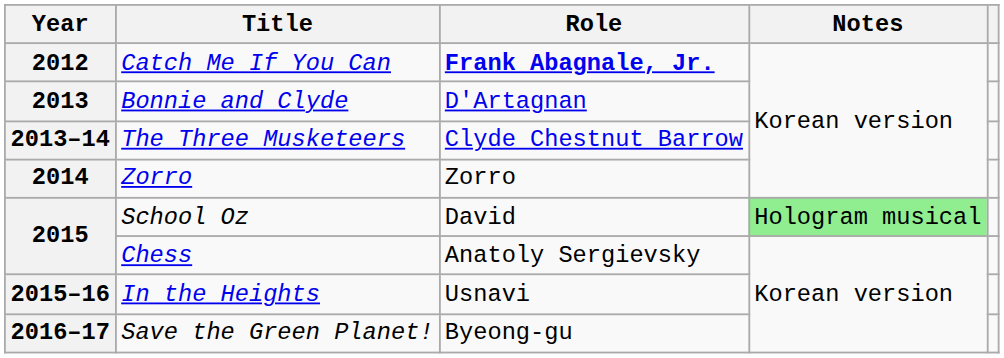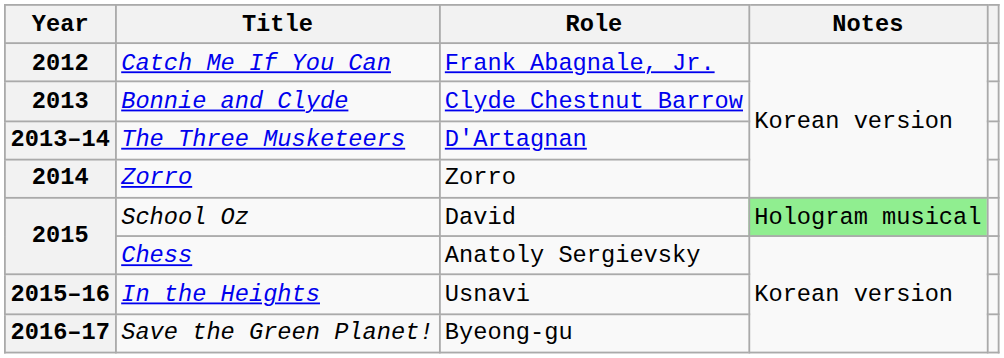(580, 63) bold -> (580, 63) normal
(516, 101) D'Artagnan -> (594, 101) Clyde Chestnut Barrow
(594, 140) Clyde Chestnut Barrow -> (516, 140) D'Artagnan
